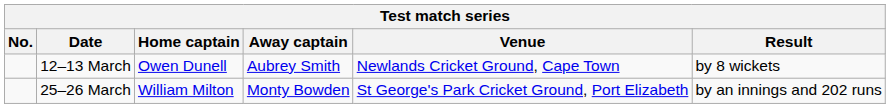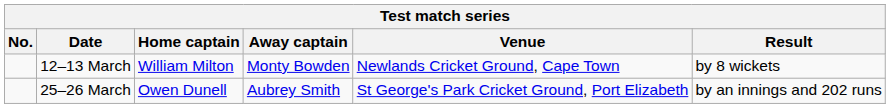(182, 66) Owen Dunell -> (186, 66) William Milton
(293, 66) Aubrey Smith -> (298, 66) Monty Bowden
(186, 90) William Milton -> (182, 90) Owen Dunell
(298, 90) Monty Bowden -> (293, 90) Aubrey Smith
